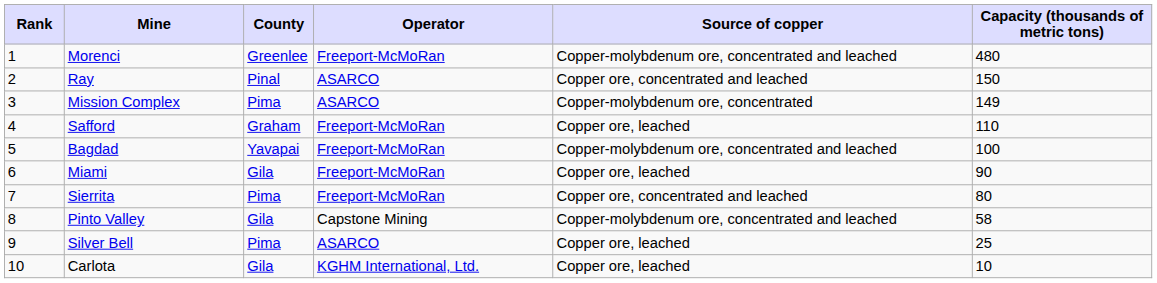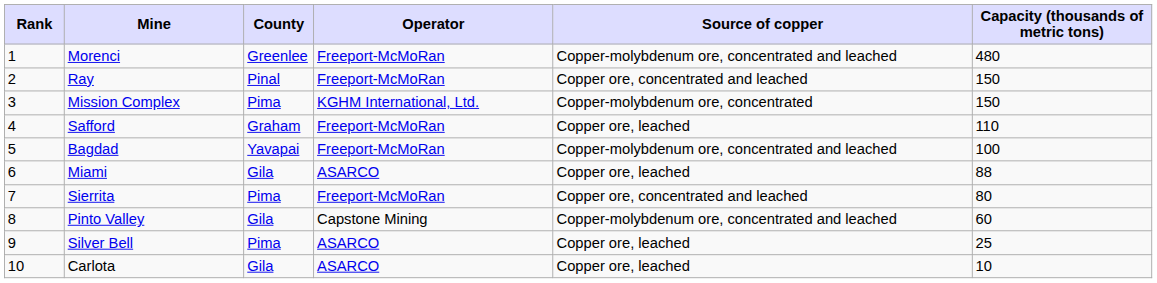(348, 79) ASARCO -> (381, 79) Freeport-McMoRan
(348, 102) ASARCO -> (398, 102) KGHM International, Ltd.
(988, 102) 149 -> (988, 102) 150
(381, 172) Freeport-McMoRan -> (348, 172) ASARCO
(984, 172) 90 -> (984, 172) 88
(984, 219) 58 -> (984, 219) 60
(398, 266) KGHM International, Ltd. -> (348, 266) ASARCO
